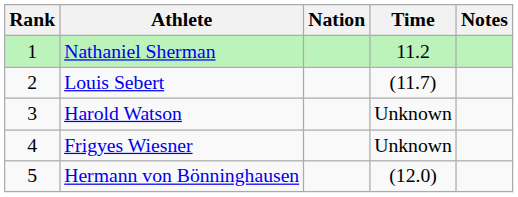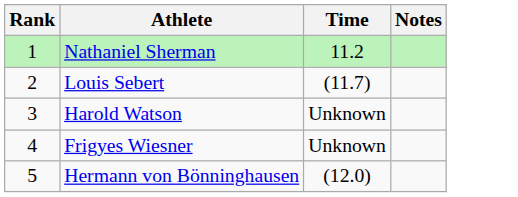- column: (337, 20)
